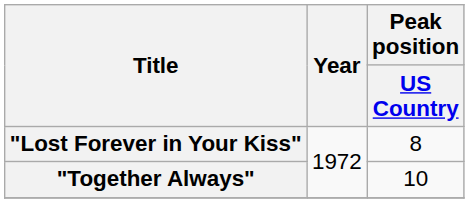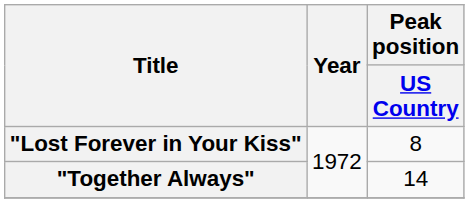(416, 179) 10 -> (416, 179) 14
